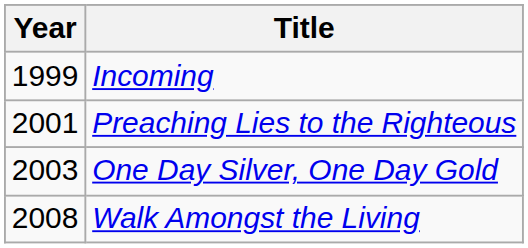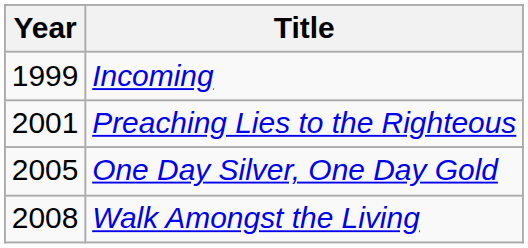(45, 170) 2003 -> (45, 170) 2005
